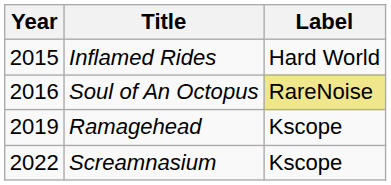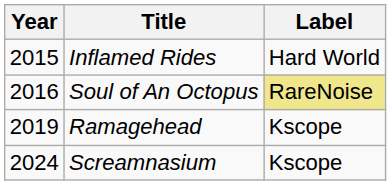(34, 162) 2022 -> (34, 162) 2024
